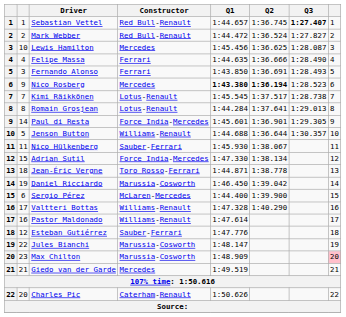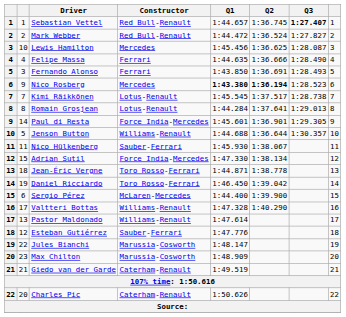(157, 183) Marussia-Cosworth -> (160, 183) Toro Rosso-Ferrari
(23, 220) 16 -> (23, 220) 13
(335, 257) pink background -> (335, 257) no background
(137, 270) Mercedes -> (155, 270) Caterham-Renault
